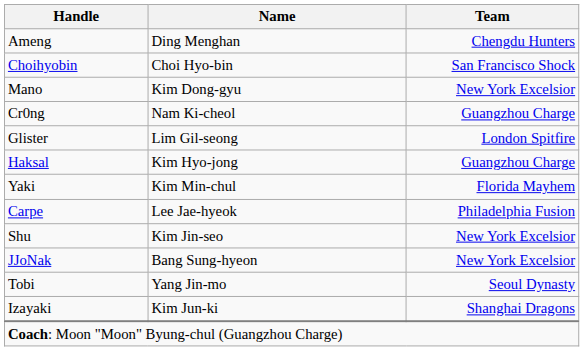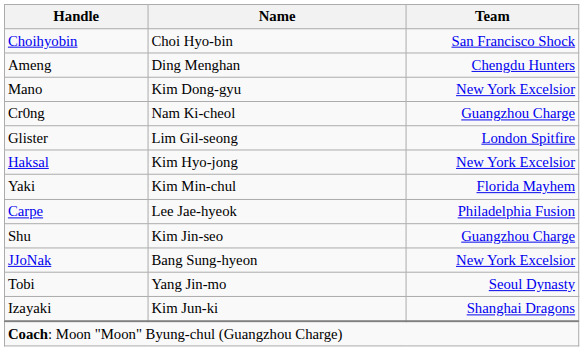rows swapped: (43, 65) <-> (30, 41)
(518, 162) Guangzhou Charge -> (516, 162) New York Excelsior
(516, 235) New York Excelsior -> (518, 235) Guangzhou Charge
